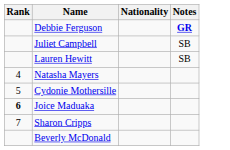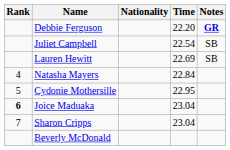+ column: (184, 12)
